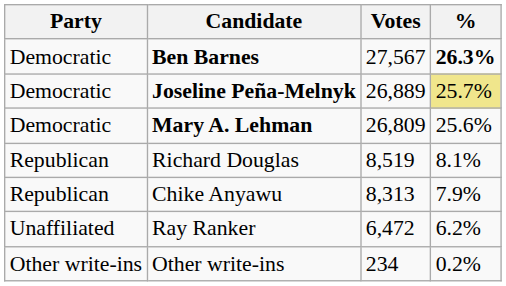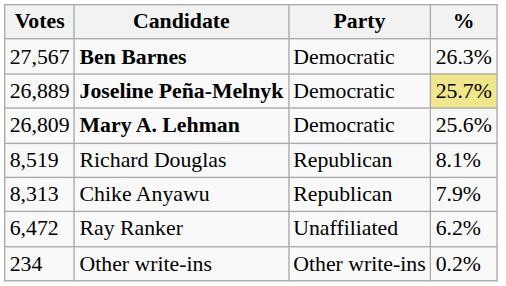columns swapped: (76, 21) <-> (396, 21)
(466, 56) bold -> (464, 56) normal
